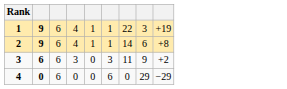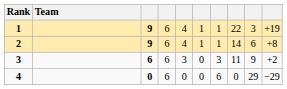+ column: (47, 12)
